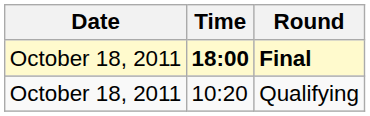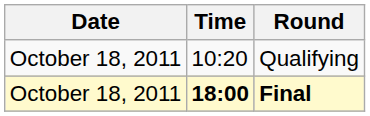rows swapped: (309, 93) <-> (285, 57)
